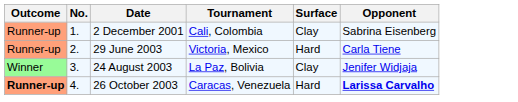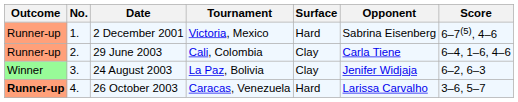+ column: (476, 13)
(226, 31) Cali, Colombia -> (229, 33) Victoria, Mexico
(307, 31) Clay -> (308, 33) Hard
(229, 49) Victoria, Mexico -> (226, 52) Cali, Colombia
(308, 49) Hard -> (307, 52) Clay
(388, 85) bold -> (385, 88) normal
